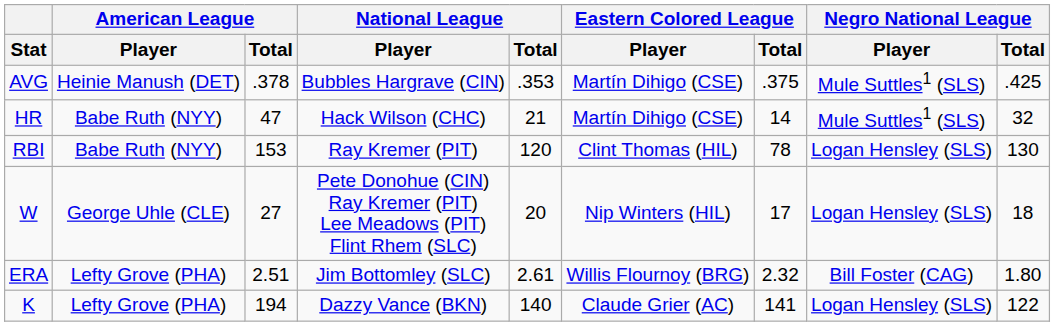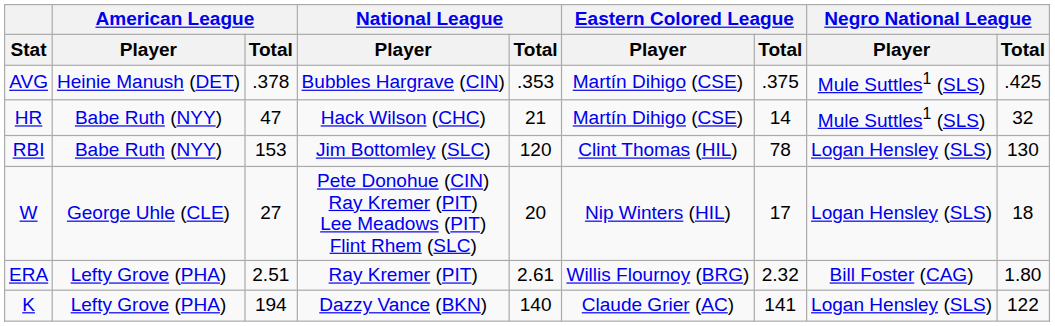(403, 150) Ray Kremer (PIT) -> (403, 150) Jim Bottomley (SLC)
(403, 275) Jim Bottomley (SLC) -> (403, 275) Ray Kremer (PIT)
